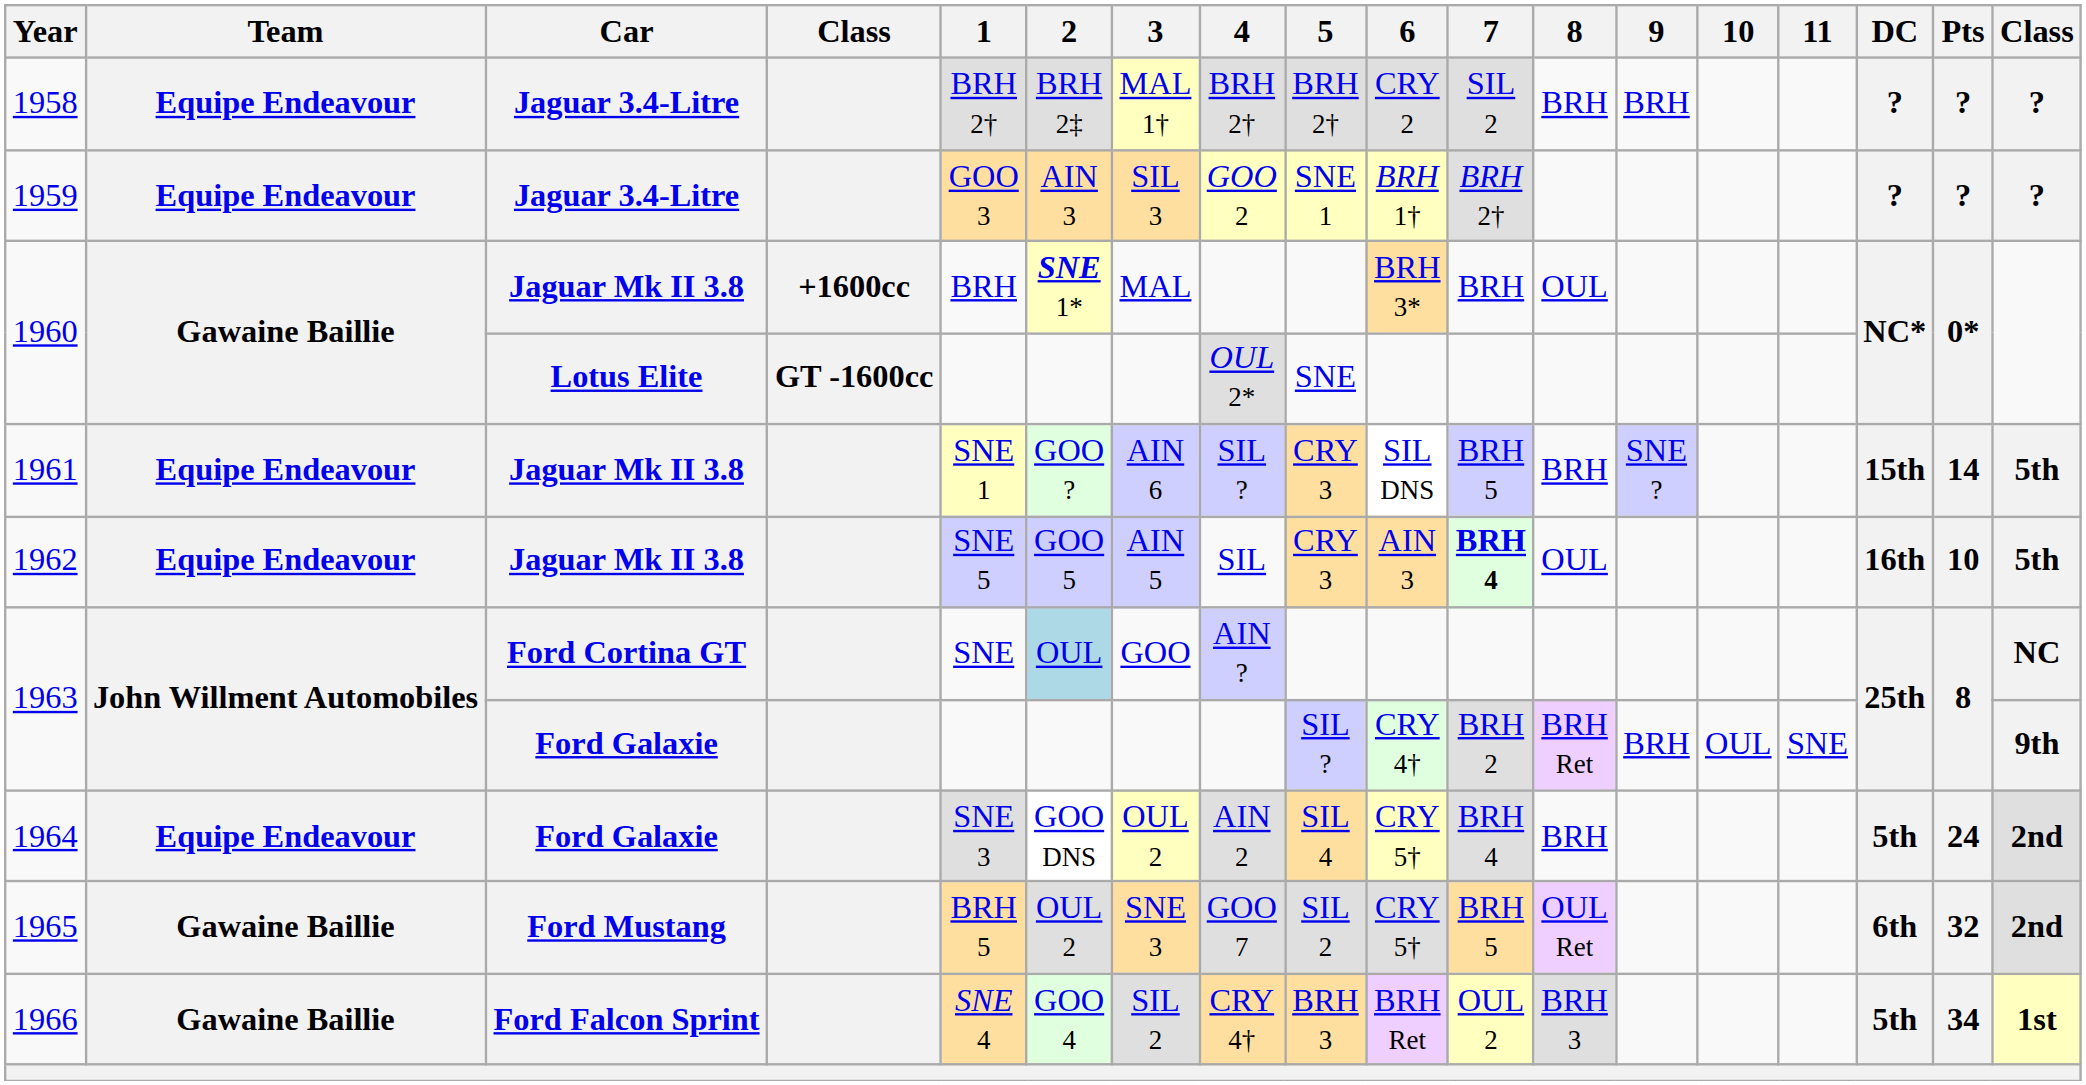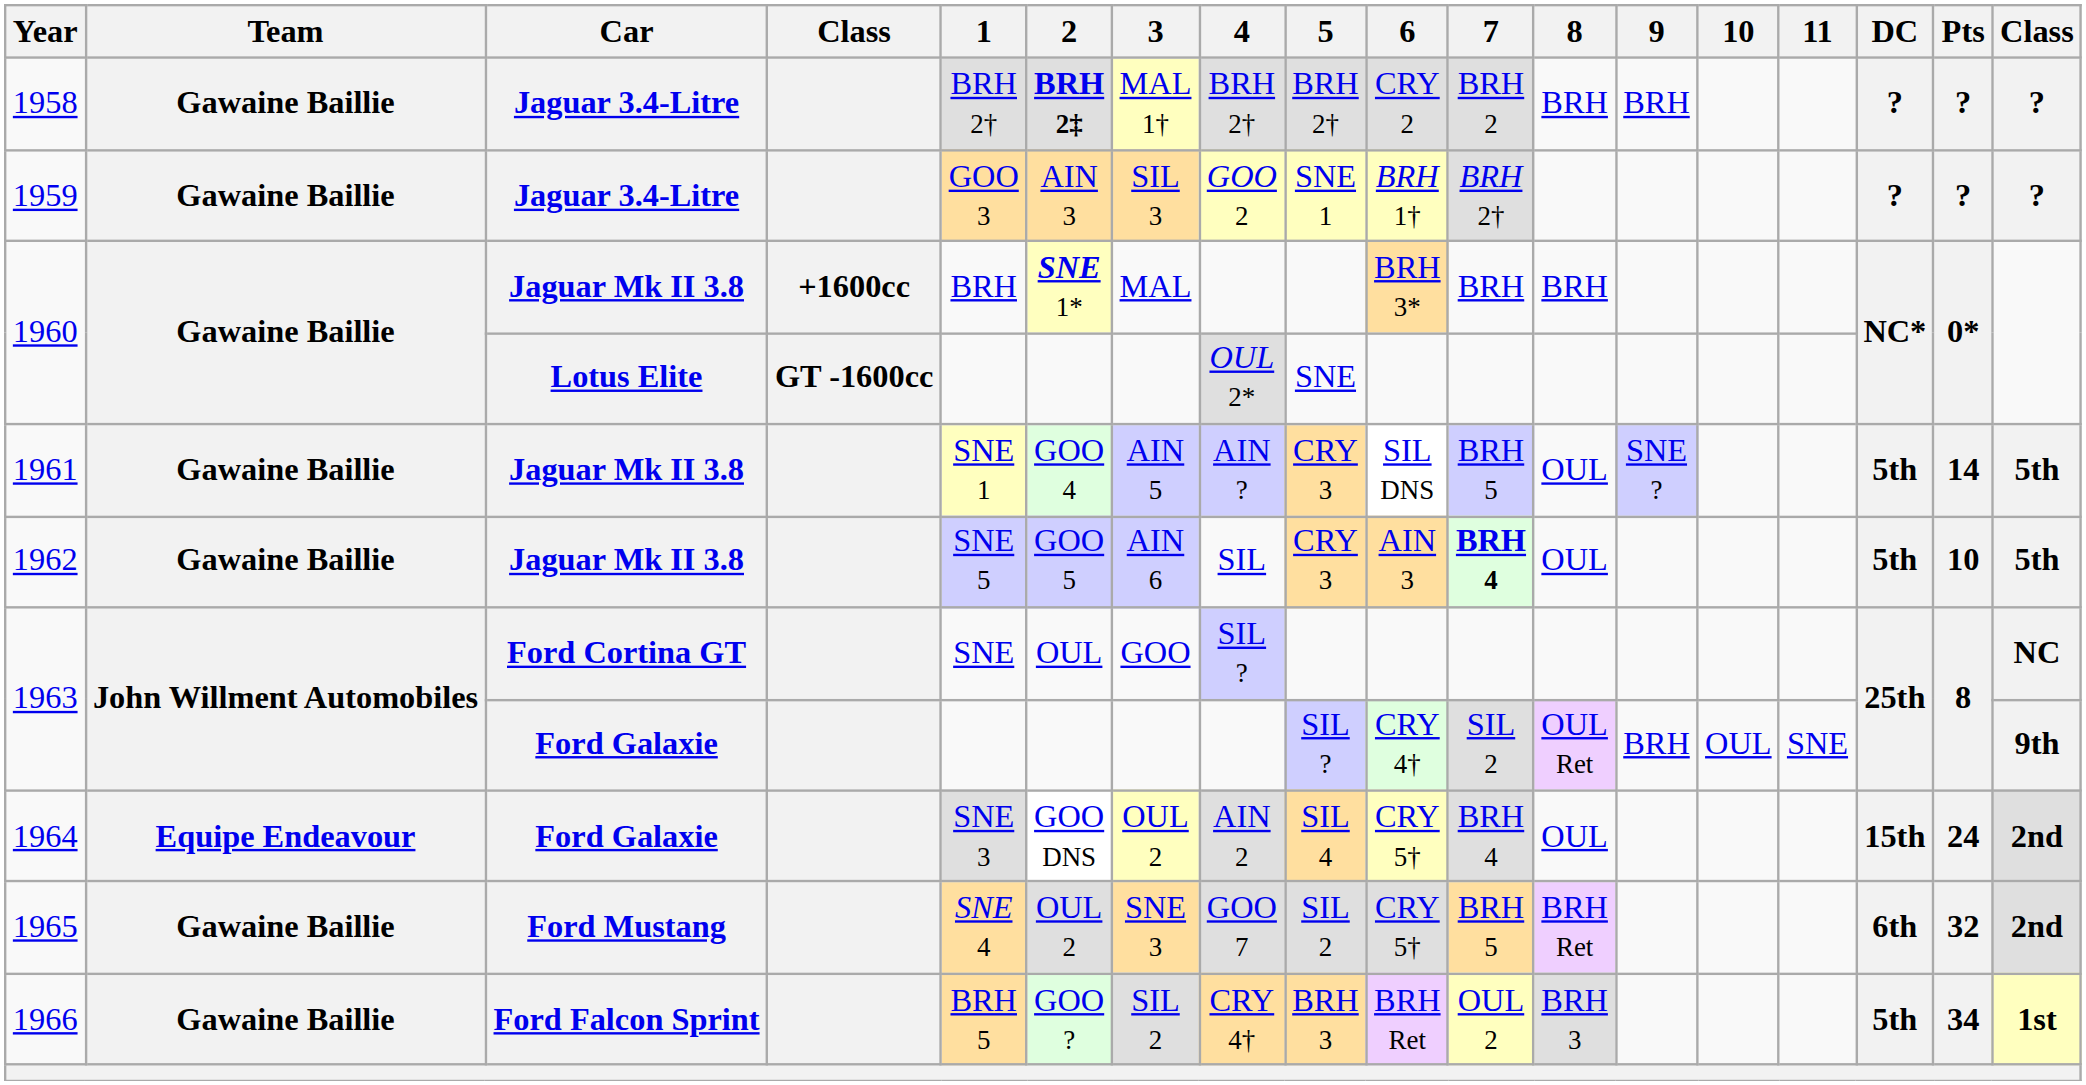(286, 103) Equipe Endeavour -> (286, 103) Gawaine Baillie
(1069, 102) normal -> (1069, 103) bold
(1491, 102) SIL 2 -> (1491, 102) BRH 2
(286, 194) Equipe Endeavour -> (286, 194) Gawaine Baillie
(1575, 286) OUL -> (1575, 286) BRH
(286, 469) Equipe Endeavour -> (286, 469) Gawaine Baillie
(1069, 467) GOO ? -> (1069, 467) GOO 4
(1155, 467) AIN 6 -> (1155, 467) AIN 5
(1242, 467) SIL ? -> (1242, 467) AIN ?
(1575, 469) BRH -> (1575, 469) OUL
(1895, 469) 15th -> (1895, 469) 5th
(286, 560) Equipe Endeavour -> (286, 560) Gawaine Baillie
(1155, 559) AIN 5 -> (1155, 559) AIN 6
(1895, 560) 16th -> (1895, 560) 5th
(1069, 652) lightblue background -> (1069, 652) no background
(1242, 650) AIN ? -> (1242, 650) SIL ?
(1491, 742) BRH 2 -> (1491, 742) SIL 2
(1575, 742) BRH Ret -> (1575, 742) OUL Ret
(1575, 835) BRH -> (1575, 835) OUL
(1895, 835) 5th -> (1895, 835) 15th
(984, 925) BRH 5 -> (984, 925) SNE 4
(1575, 925) OUL Ret -> (1575, 925) BRH Ret
(984, 1016) SNE 4 -> (984, 1016) BRH 5
(1069, 1016) GOO 4 -> (1069, 1016) GOO ?
